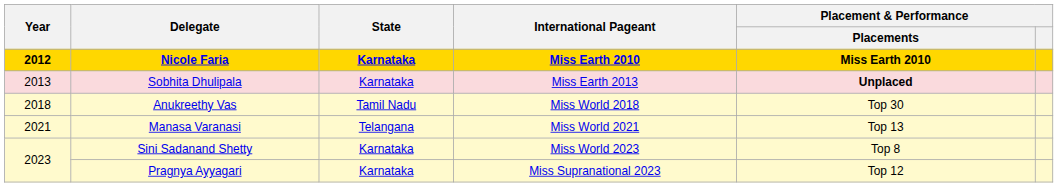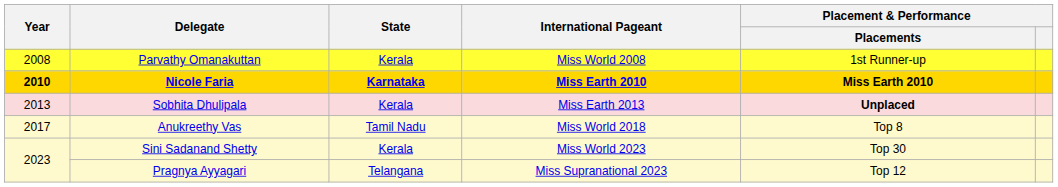+ row: (200, 60)
(38, 60) 2012 -> (37, 83) 2010
(386, 83) Karnataka -> (396, 105) Kerala
(38, 105) 2018 -> (37, 127) 2017
(886, 105) Top 30 -> (888, 127) Top 8
- row: (195, 127)
(386, 149) Karnataka -> (396, 149) Kerala
(886, 149) Top 8 -> (888, 149) Top 30
(386, 171) Karnataka -> (396, 171) Telangana
